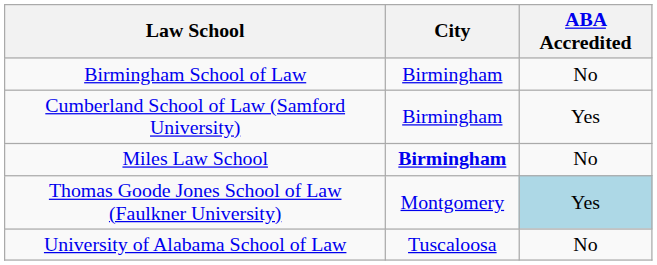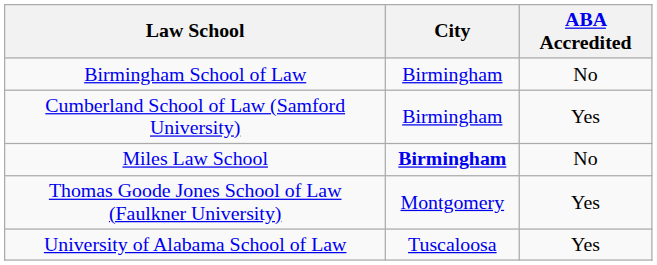(585, 201) lightblue background -> (585, 201) no background
(585, 244) No -> (585, 244) Yes
